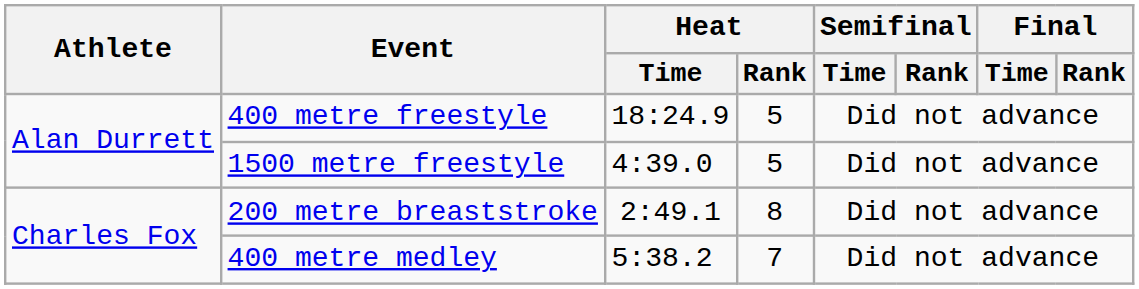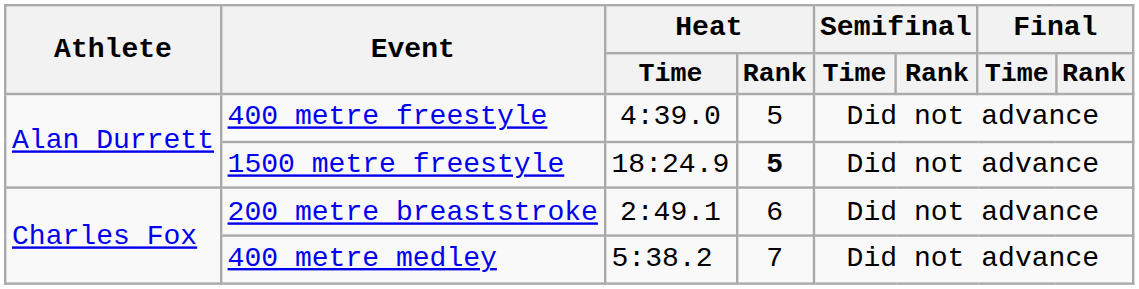(670, 118) 18:24.9 -> (670, 118) 4:39.0
(662, 165) 4:39.0 -> (670, 165) 18:24.9
(775, 165) normal -> (775, 165) bold
(775, 212) 8 -> (775, 212) 6
